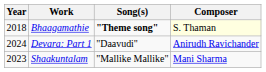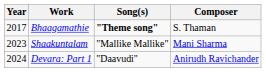(17, 28) 2018 -> (17, 28) 2017
(194, 28) lightyellow background -> (194, 28) no background
rows swapped: (59, 59) <-> (61, 43)
